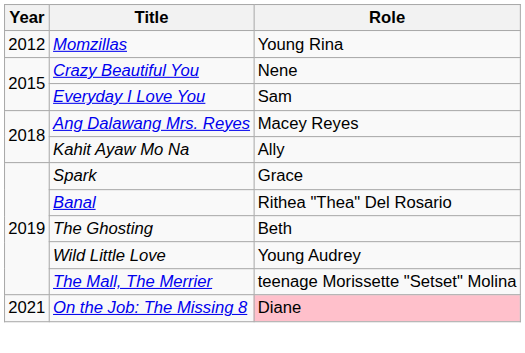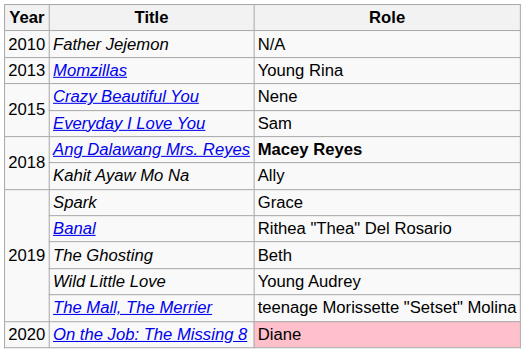+ row: (111, 44)
(27, 44) 2012 -> (27, 70) 2013
(308, 123) normal -> (310, 149) bold
(27, 307) 2021 -> (27, 334) 2020
